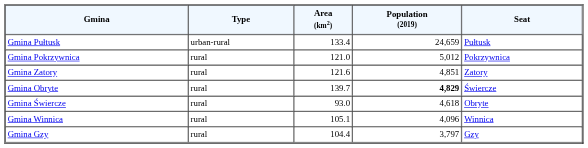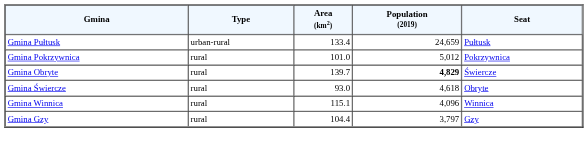(340, 57) 121.0 -> (340, 57) 101.0
- row: (32, 72)
(340, 119) 105.1 -> (340, 103) 115.1
